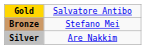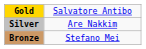rows swapped: (24, 38) <-> (24, 24)
